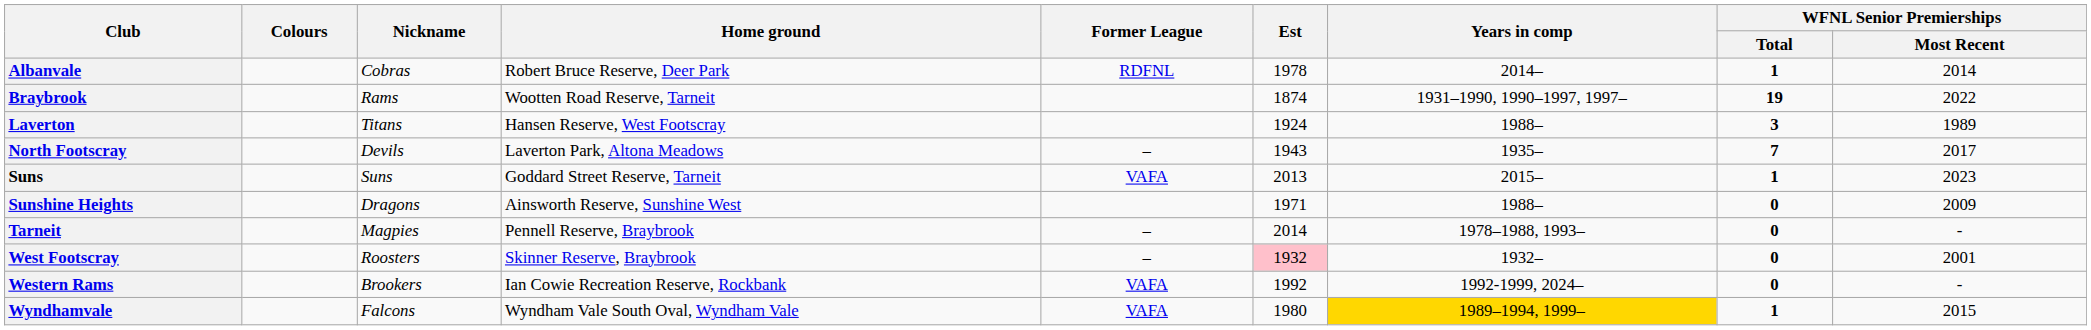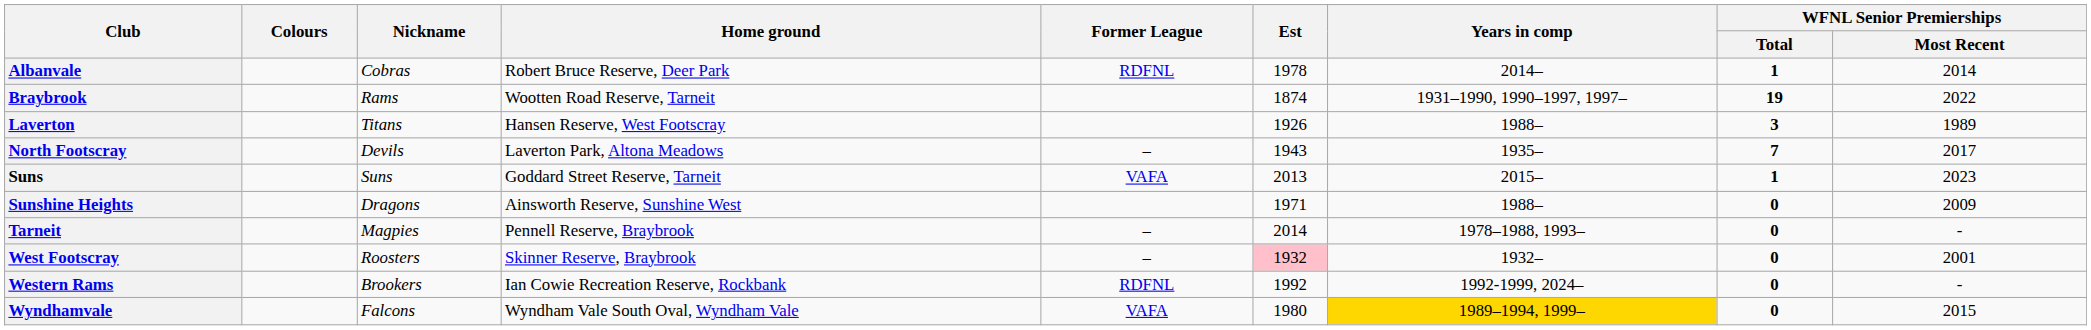(1290, 124) 1924 -> (1290, 124) 1926
(1147, 284) VAFA -> (1147, 284) RDFNL
(1774, 310) 1 -> (1774, 310) 0
